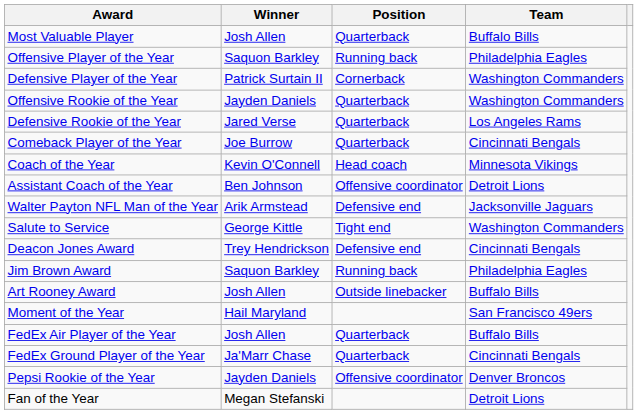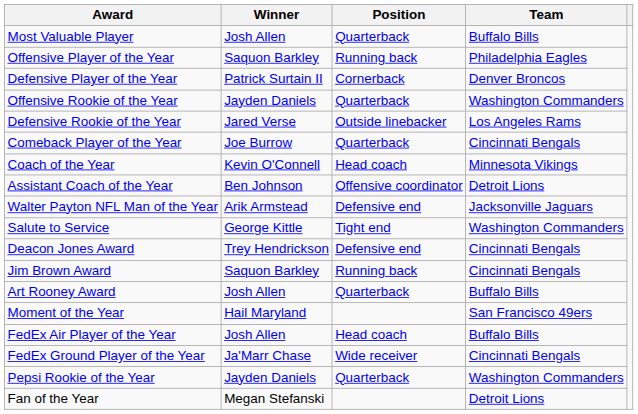(546, 79) Washington Commanders -> (517, 79) Denver Broncos
(372, 121) Quarterback -> (391, 121) Outside linebacker
(528, 270) Philadelphia Eagles -> (525, 270) Cincinnati Bengals
(391, 292) Outside linebacker -> (372, 292) Quarterback
(372, 334) Quarterback -> (371, 334) Head coach
(372, 356) Quarterback -> (376, 356) Wide receiver
(399, 377) Offensive coordinator -> (372, 377) Quarterback
(517, 377) Denver Broncos -> (546, 377) Washington Commanders
